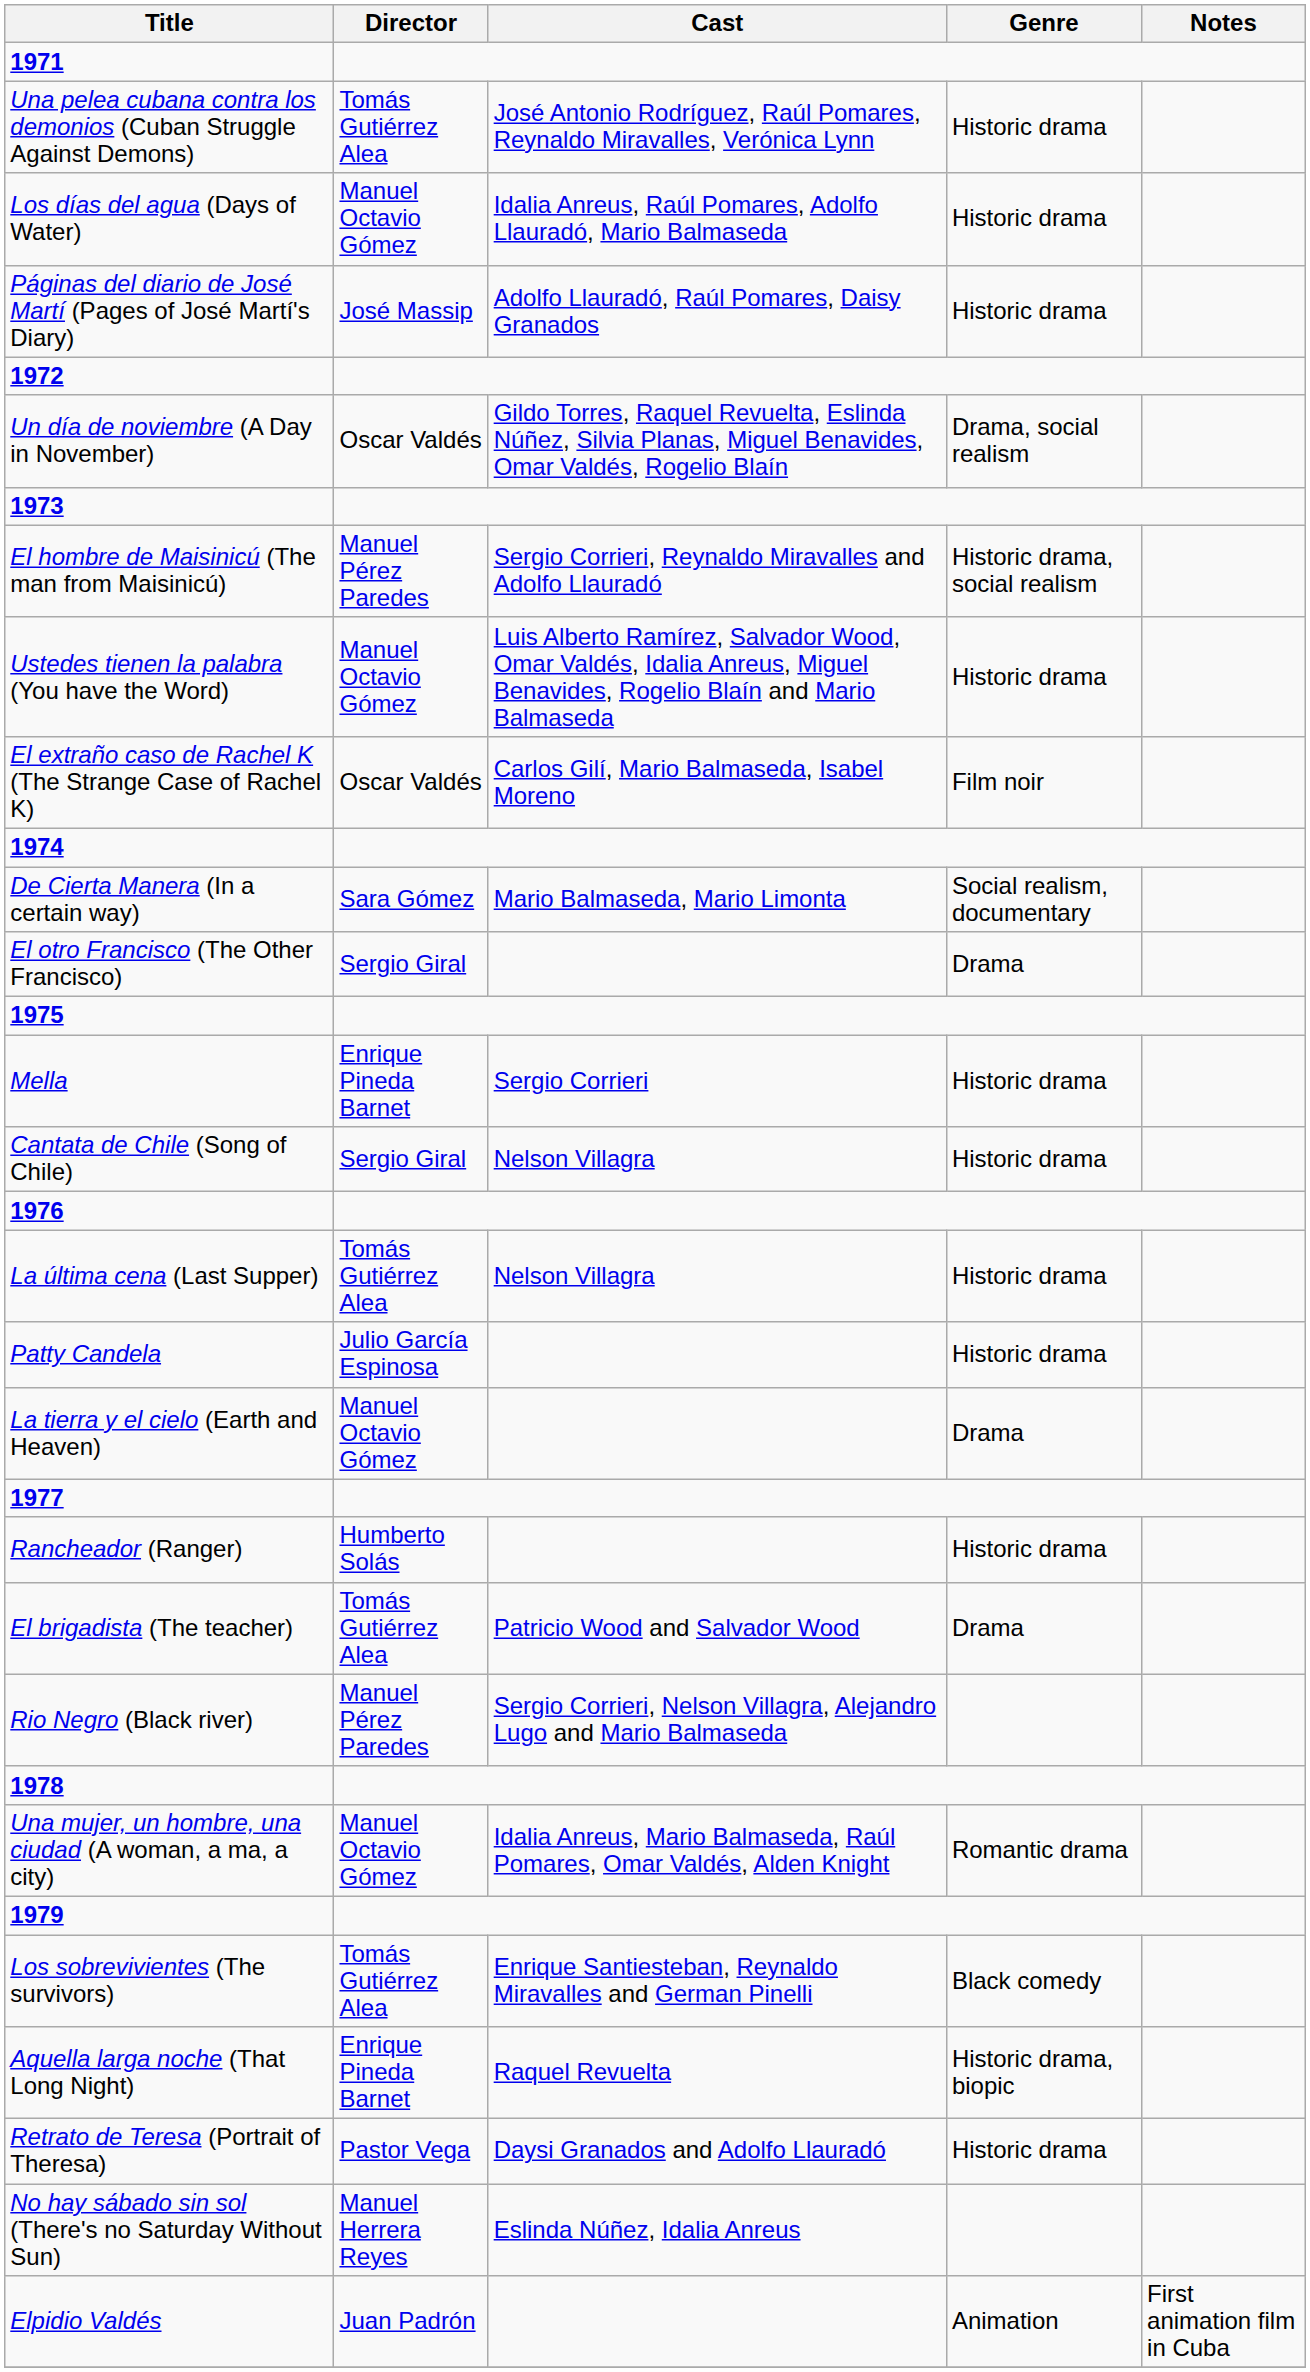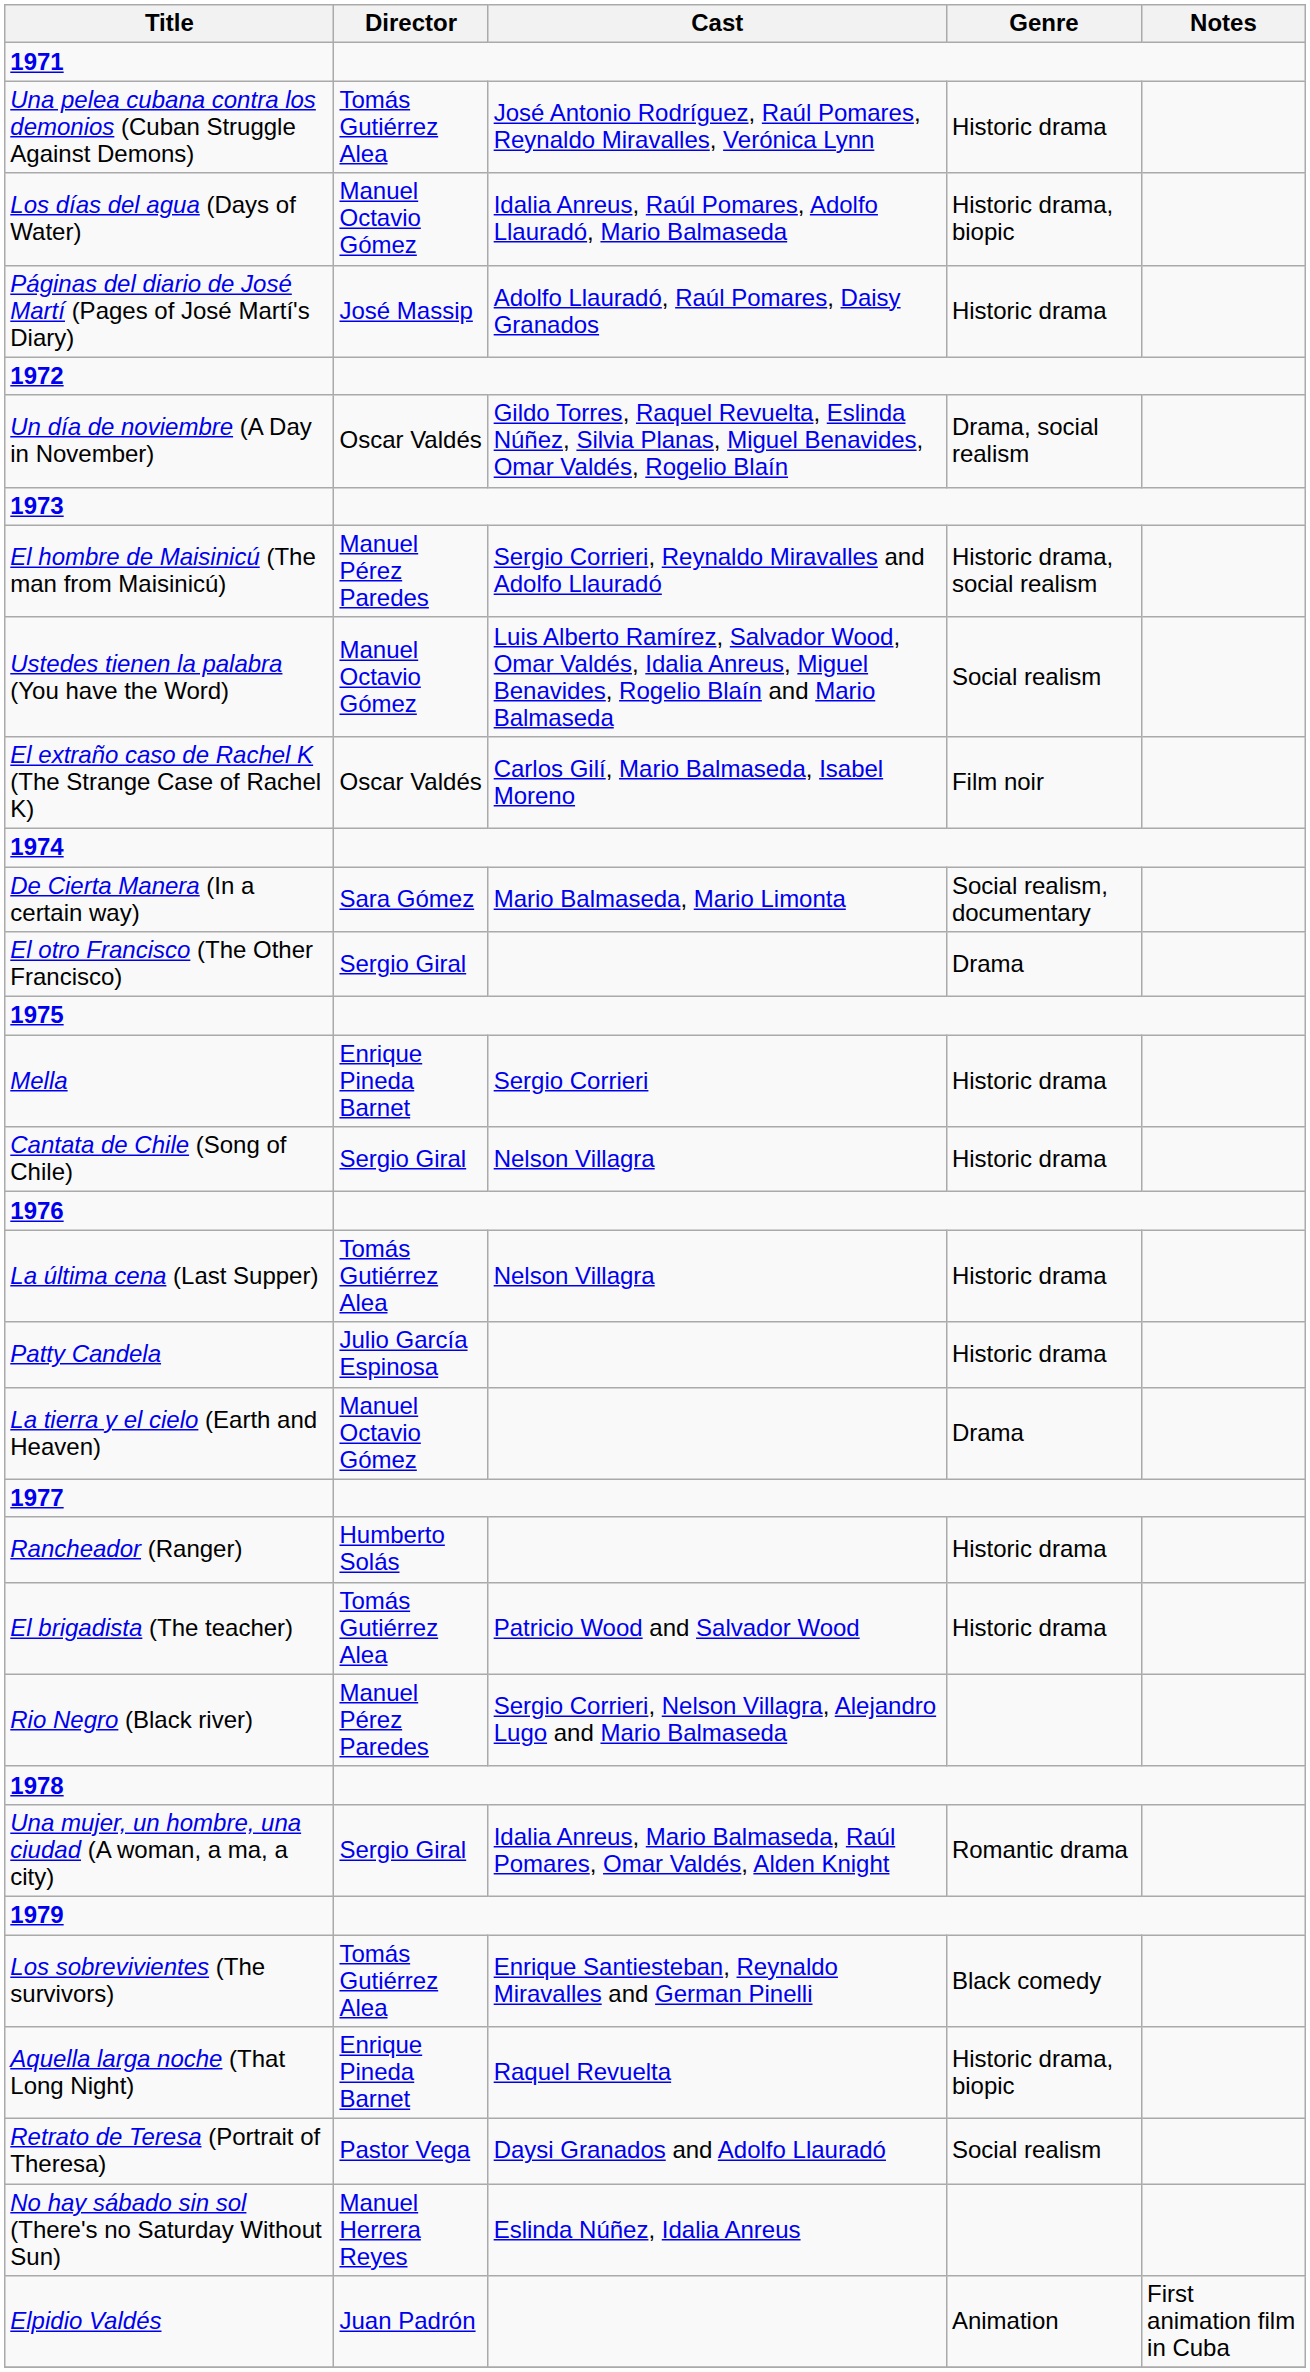(1029, 218) Historic drama -> (1033, 218) Historic drama, biopic
(1029, 676) Historic drama -> (1027, 676) Social realism
(988, 1627) Drama -> (1029, 1627) Historic drama
(380, 1850) Manuel Octavio Gómez -> (403, 1850) Sergio Giral
(1029, 2150) Historic drama -> (1027, 2150) Social realism
